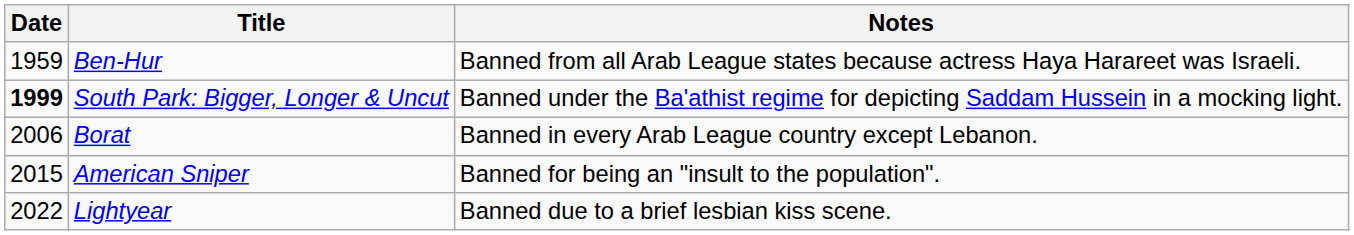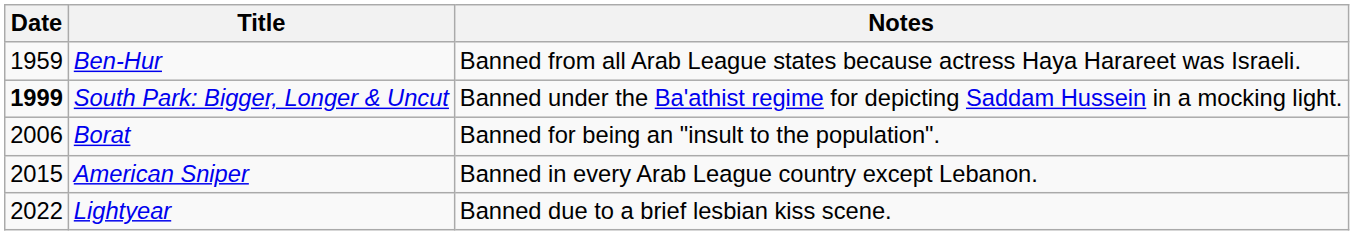(749, 135) Banned in every Arab League country except Lebanon. -> (700, 135) Banned for being an "insult to the population".
(700, 173) Banned for being an "insult to the population". -> (749, 173) Banned in every Arab League country except Lebanon.
